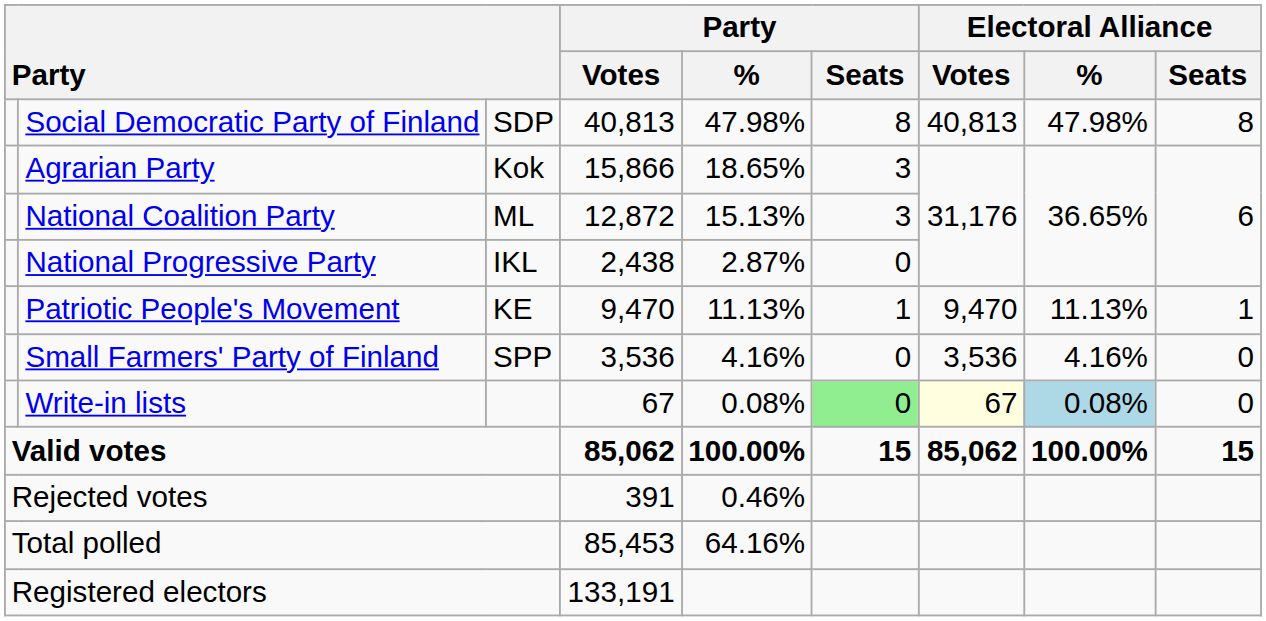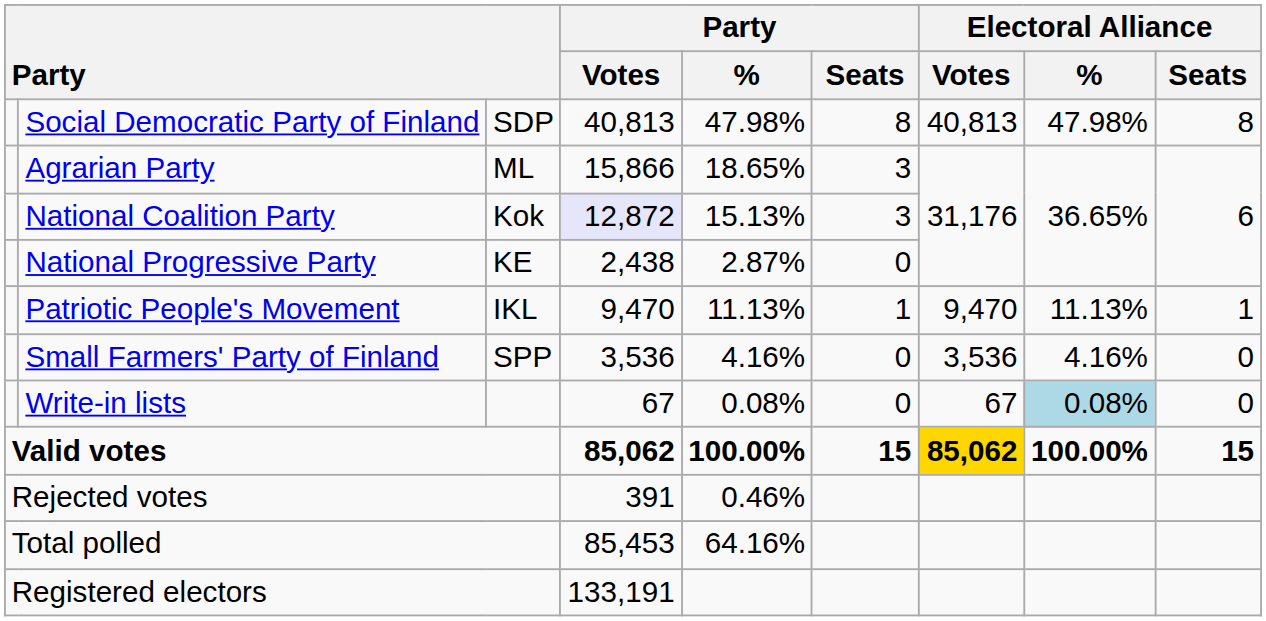(519, 168) Kok -> (514, 168) ML
(514, 215) ML -> (519, 215) Kok
(629, 215) no background -> (629, 215) lavender background
(515, 262) IKL -> (513, 262) KE
(513, 309) KE -> (515, 309) IKL
(903, 403) lightgreen background -> (903, 403) no background
(1001, 403) lightyellow background -> (1001, 403) no background
(972, 450) no background -> (972, 450) gold background
